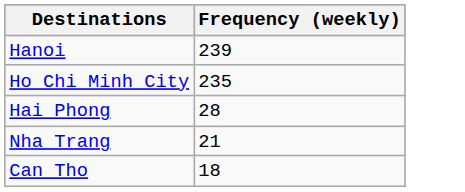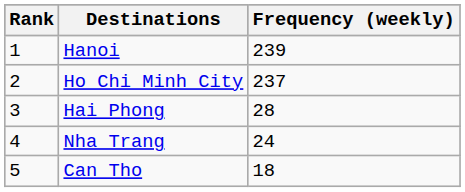+ column: (32, 19)
(215, 80) 235 -> (269, 80) 237
(210, 140) 21 -> (264, 140) 24
